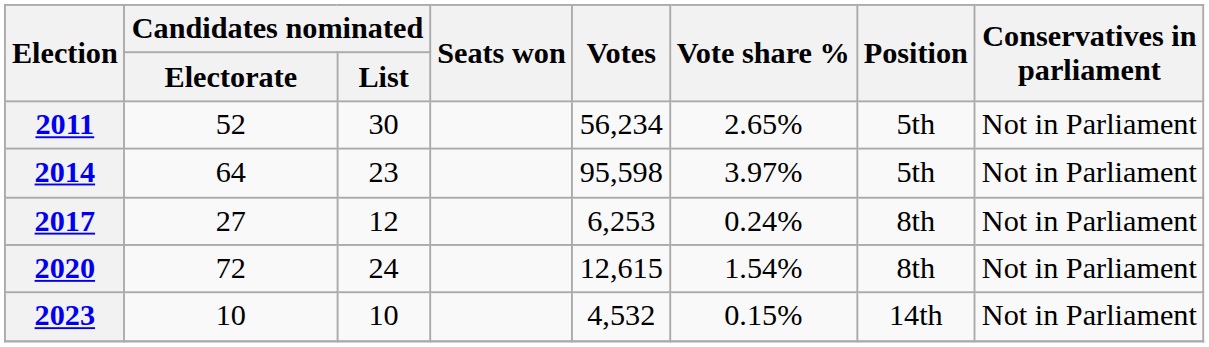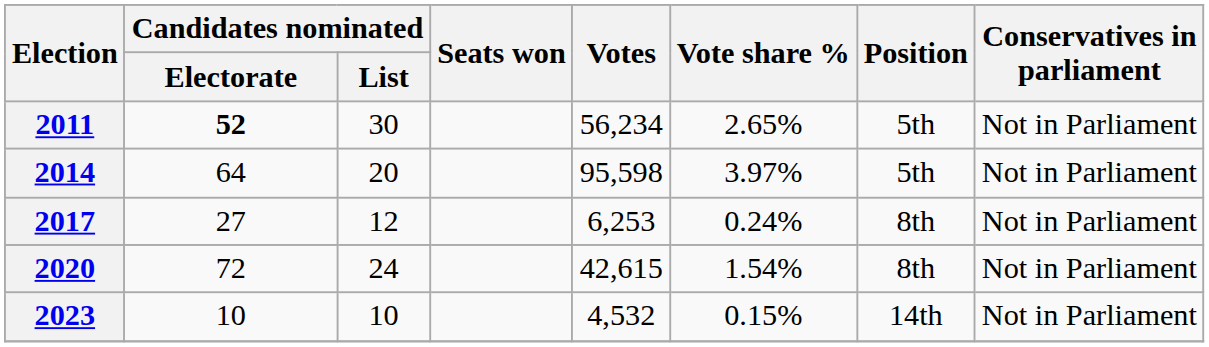(231, 124) normal -> (231, 124) bold
(384, 172) 23 -> (384, 172) 20
(621, 268) 12,615 -> (621, 268) 42,615
